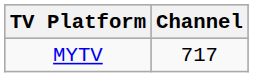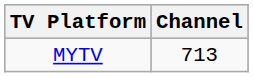(199, 55) 717 -> (199, 55) 713
